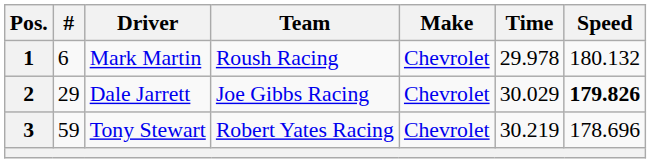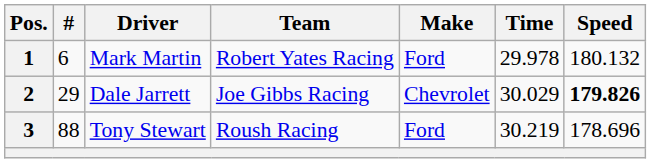(277, 58) Roush Racing -> (305, 58) Robert Yates Racing
(447, 58) Chevrolet -> (424, 58) Ford
(69, 130) 59 -> (69, 130) 88
(305, 130) Robert Yates Racing -> (277, 130) Roush Racing
(447, 130) Chevrolet -> (424, 130) Ford
